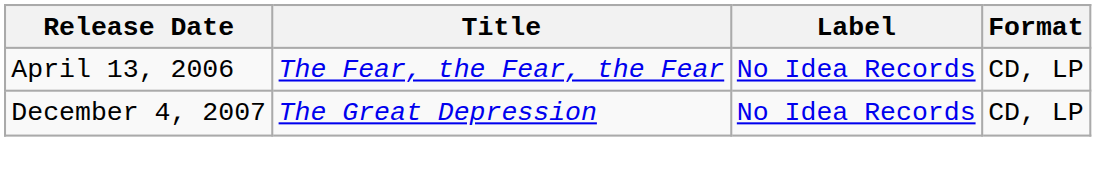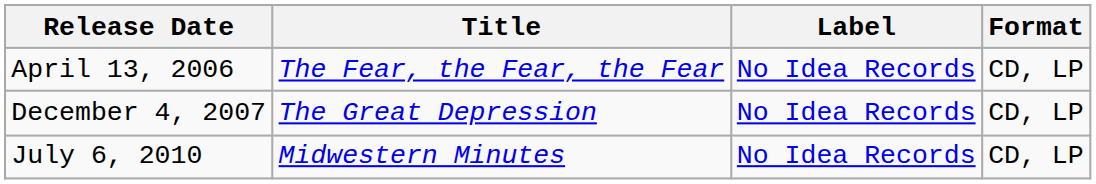+ row: (107, 156)
